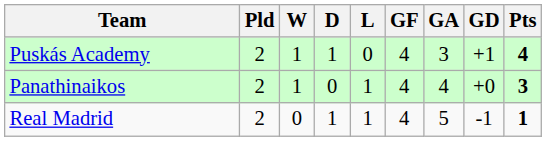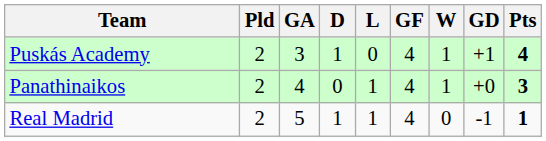columns swapped: (297, 20) <-> (444, 20)
